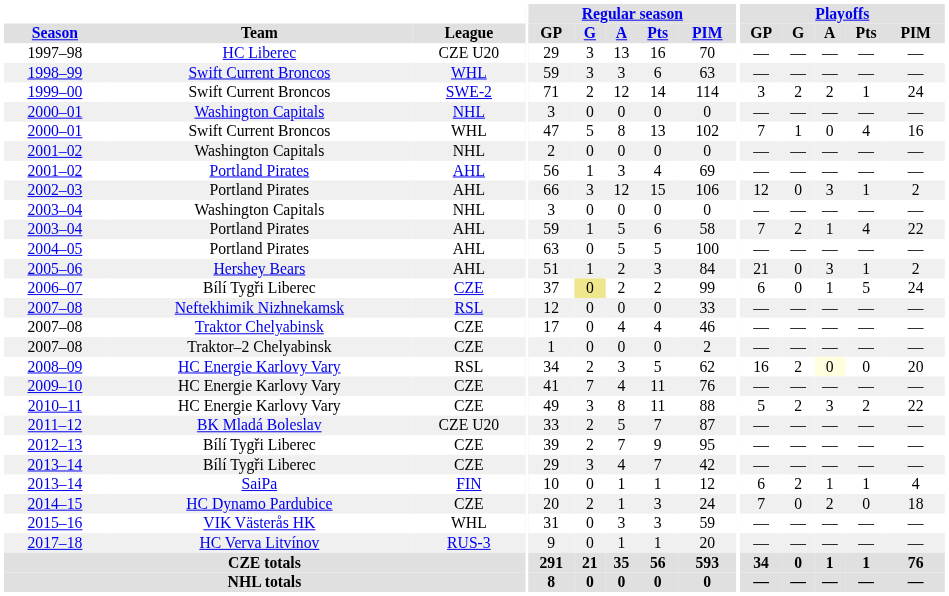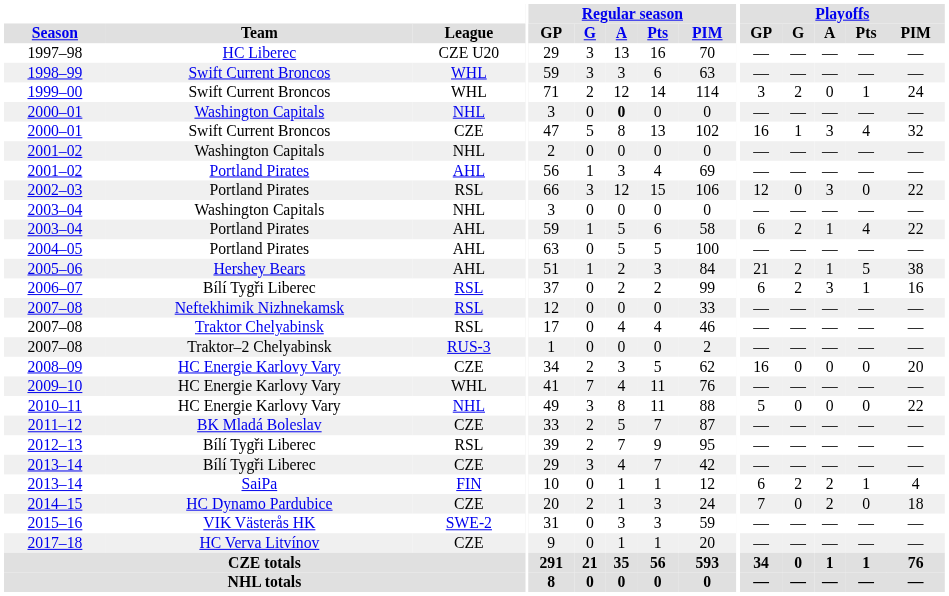(469, 92) SWE-2 -> (469, 92) WHL
(830, 92) 2 -> (830, 92) 0
(621, 111) normal -> (621, 111) bold
(469, 131) WHL -> (469, 131) CZE
(761, 131) 7 -> (761, 131) 16
(830, 131) 0 -> (830, 131) 3
(916, 131) 16 -> (916, 131) 32
(469, 190) AHL -> (469, 190) RSL
(866, 190) 1 -> (866, 190) 0
(916, 190) 2 -> (916, 190) 22
(761, 229) 7 -> (761, 229) 6
(798, 268) 0 -> (798, 268) 2
(830, 268) 3 -> (830, 268) 1
(866, 268) 1 -> (866, 268) 5
(916, 268) 2 -> (916, 268) 38
(469, 288) CZE -> (469, 288) RSL
(590, 288) khaki background -> (590, 288) no background
(798, 288) 0 -> (798, 288) 2
(830, 288) 1 -> (830, 288) 3
(866, 288) 5 -> (866, 288) 1
(916, 288) 24 -> (916, 288) 16
(469, 327) CZE -> (469, 327) RSL
(469, 347) CZE -> (469, 347) RUS-3
(469, 366) RSL -> (469, 366) CZE
(798, 366) 2 -> (798, 366) 0
(830, 366) lightyellow background -> (830, 366) no background
(469, 386) CZE -> (469, 386) WHL
(469, 405) CZE -> (469, 405) NHL
(798, 405) 2 -> (798, 405) 0
(830, 405) 3 -> (830, 405) 0
(866, 405) 2 -> (866, 405) 0
(469, 425) CZE U20 -> (469, 425) CZE
(469, 445) CZE -> (469, 445) RSL
(830, 484) 1 -> (830, 484) 2
(469, 523) WHL -> (469, 523) SWE-2
(469, 543) RUS-3 -> (469, 543) CZE
